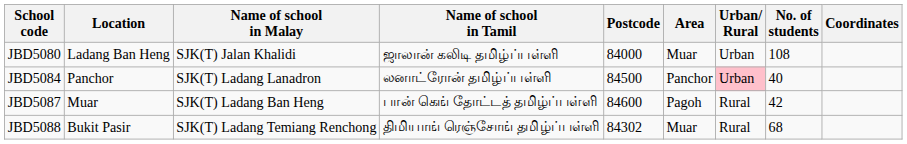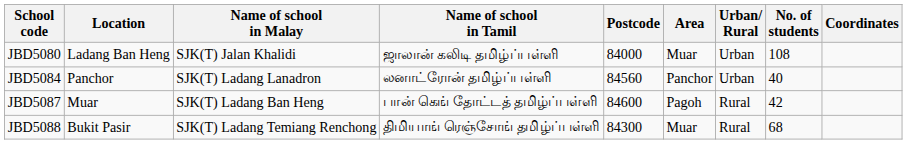(624, 78) 84500 -> (624, 78) 84560
(737, 78) pink background -> (737, 78) no background
(624, 126) 84302 -> (624, 126) 84300
